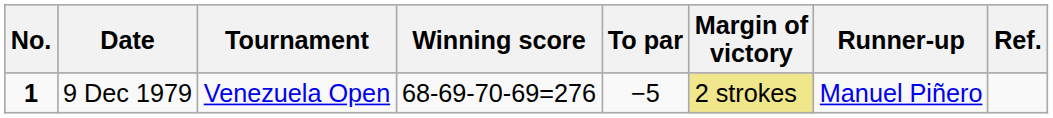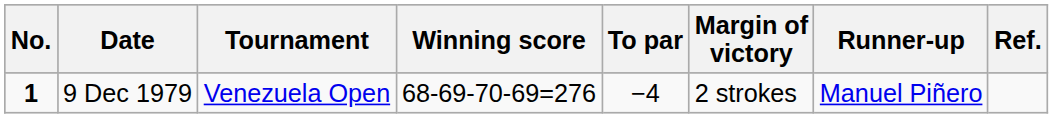(645, 93) −5 -> (645, 93) −4
(746, 93) khaki background -> (746, 93) no background
